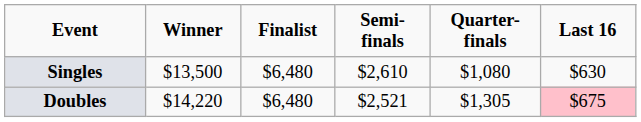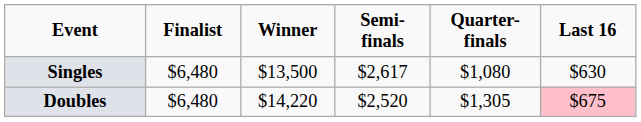columns swapped: (193, 30) <-> (288, 30)
(383, 71) $2,610 -> (383, 71) $2,617
(383, 101) $2,521 -> (383, 101) $2,520
